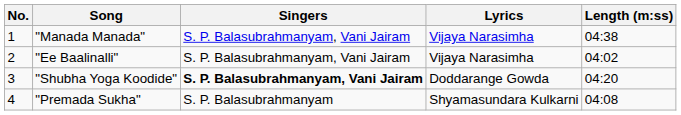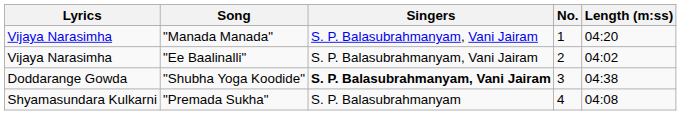columns swapped: (18, 15) <-> (504, 15)
(601, 36) 04:38 -> (601, 36) 04:20
(601, 79) 04:20 -> (601, 79) 04:38
